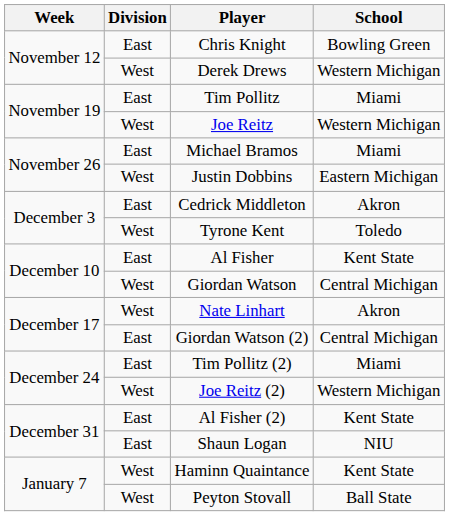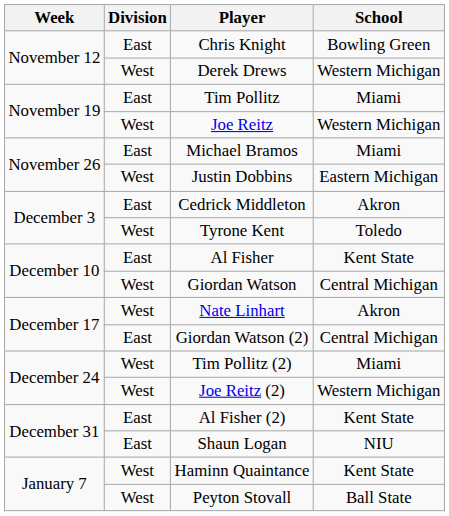(137, 364) East -> (137, 364) West
